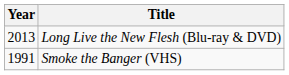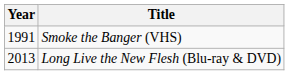rows swapped: (112, 59) <-> (161, 37)
